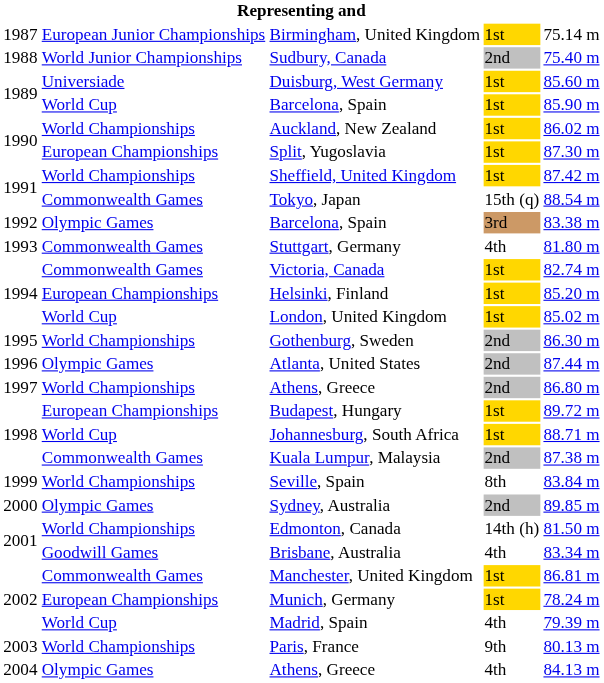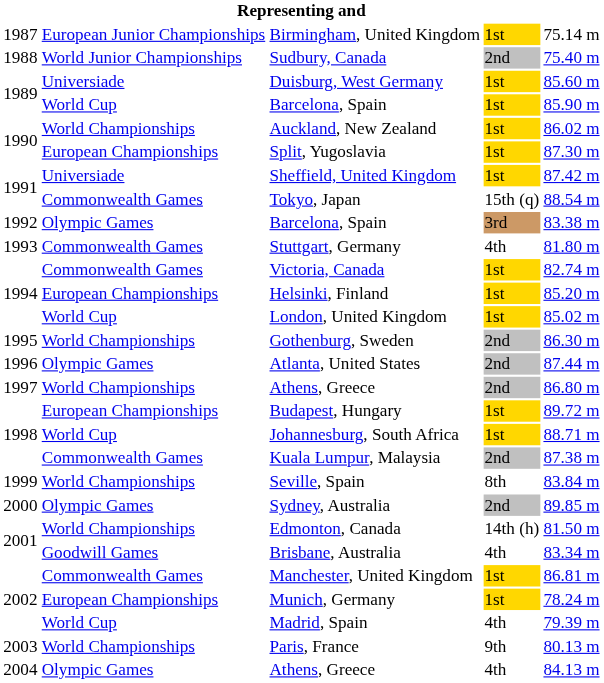(118, 175) World Championships -> (83, 175) Universiade
